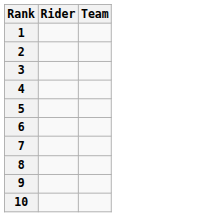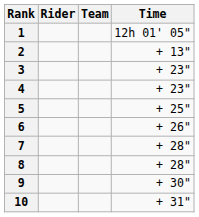+ column: (153, 14)
